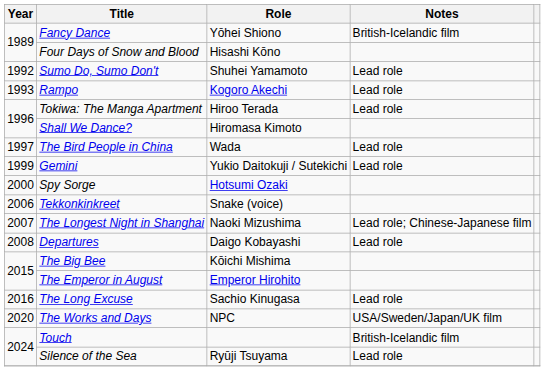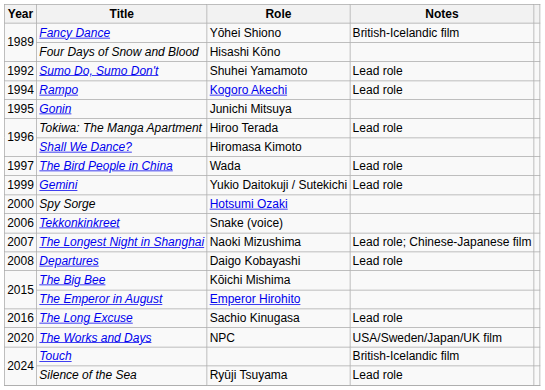(20, 90) 1993 -> (20, 90) 1994
+ row: (55, 109)
